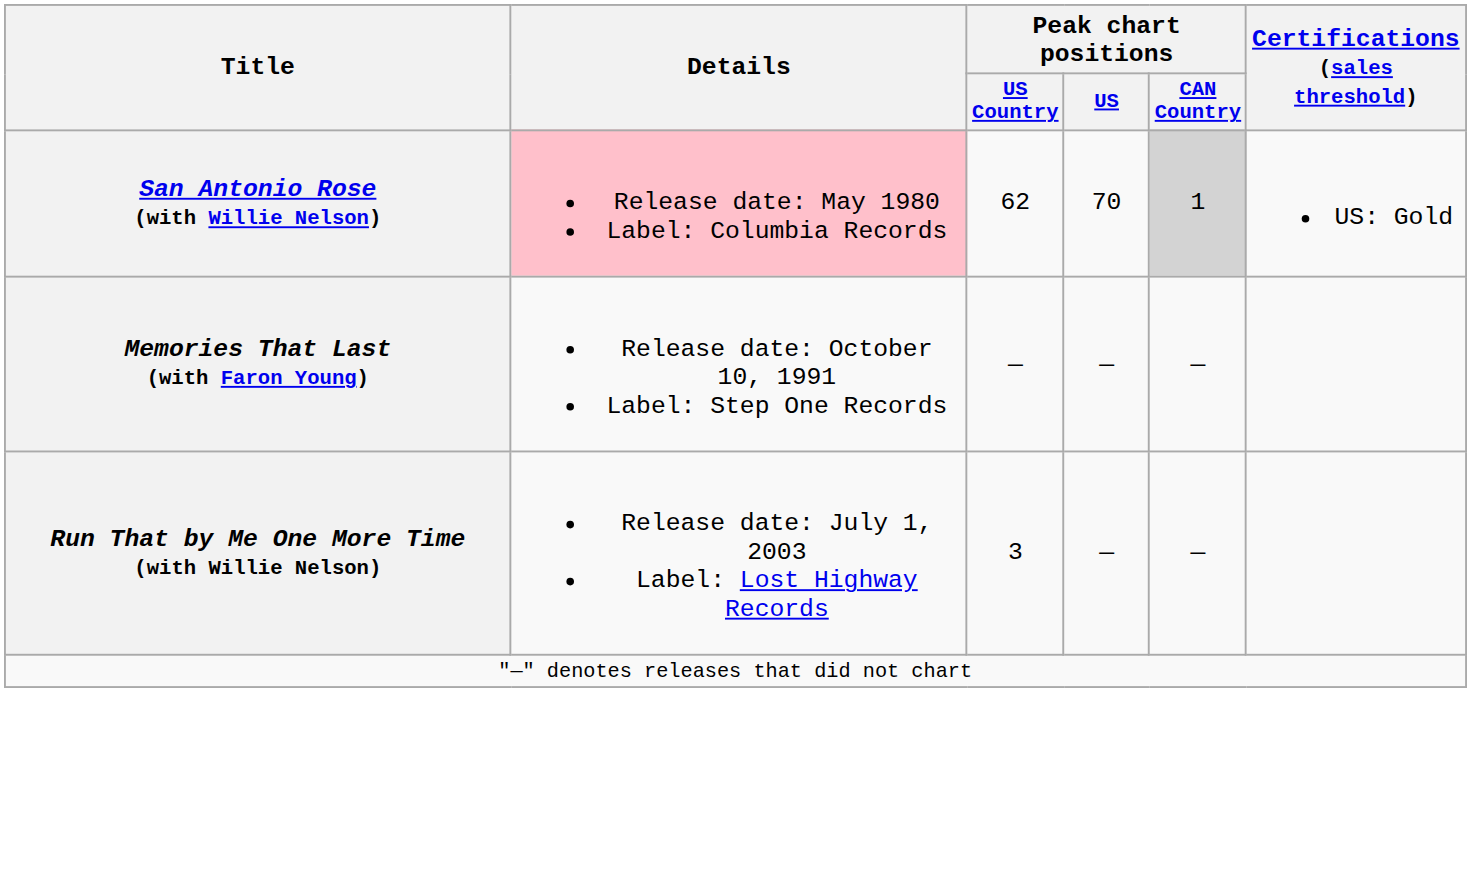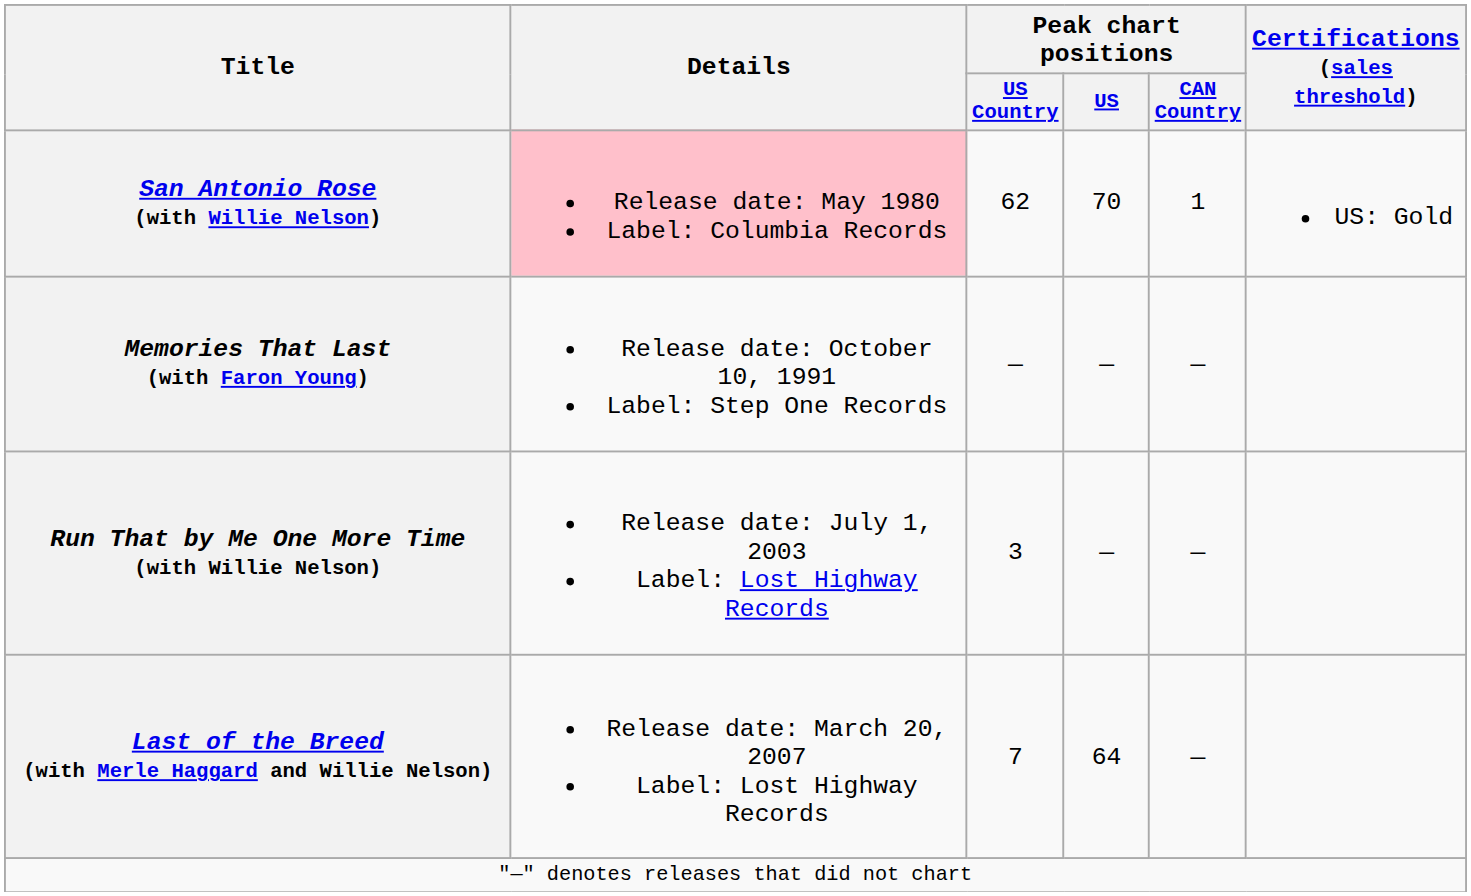(1198, 203) lightgrey background -> (1198, 203) no background
+ row: (258, 756)
